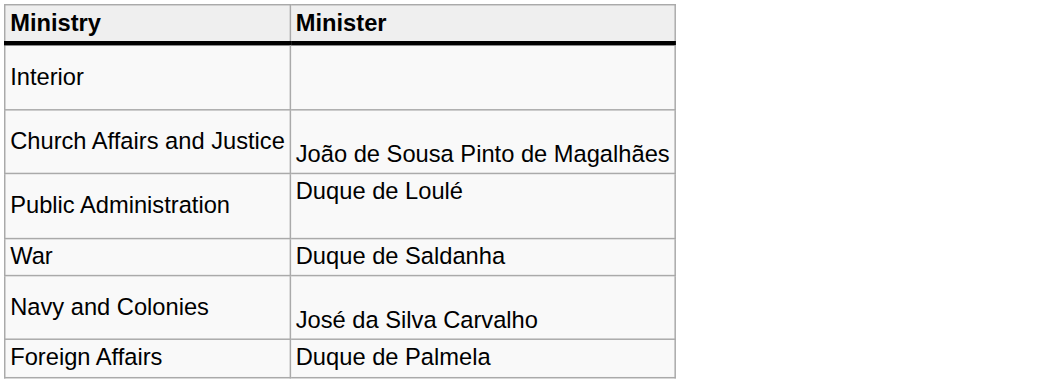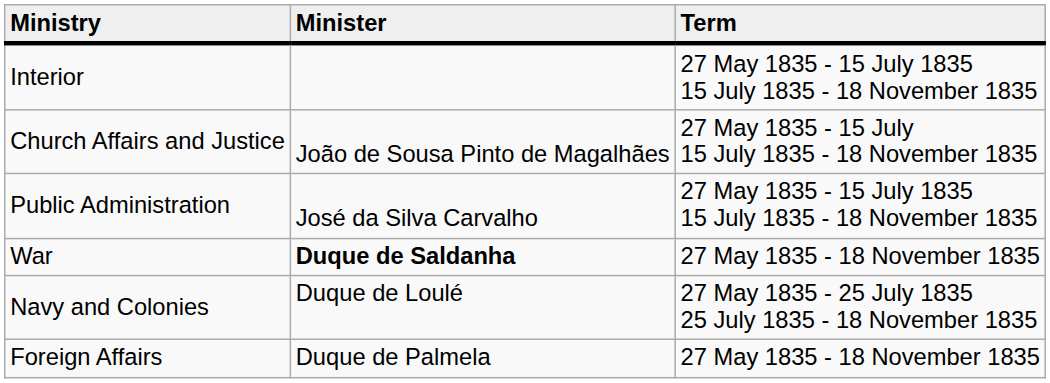+ column: (709, 23)
(379, 192) Duque de Loulé -> (417, 218) José da Silva Carvalho
(400, 256) normal -> (406, 256) bold
(417, 320) José da Silva Carvalho -> (379, 293) Duque de Loulé
